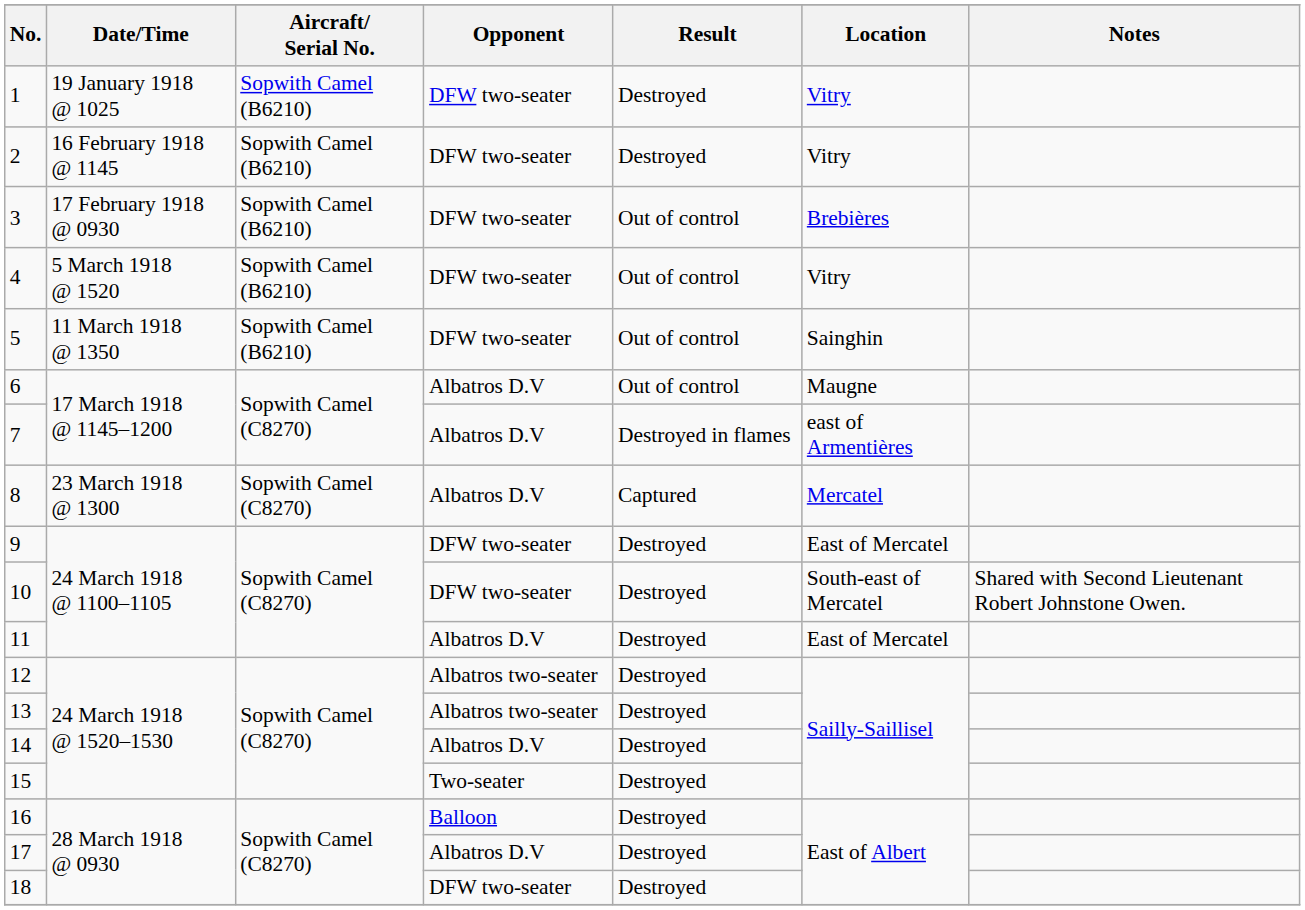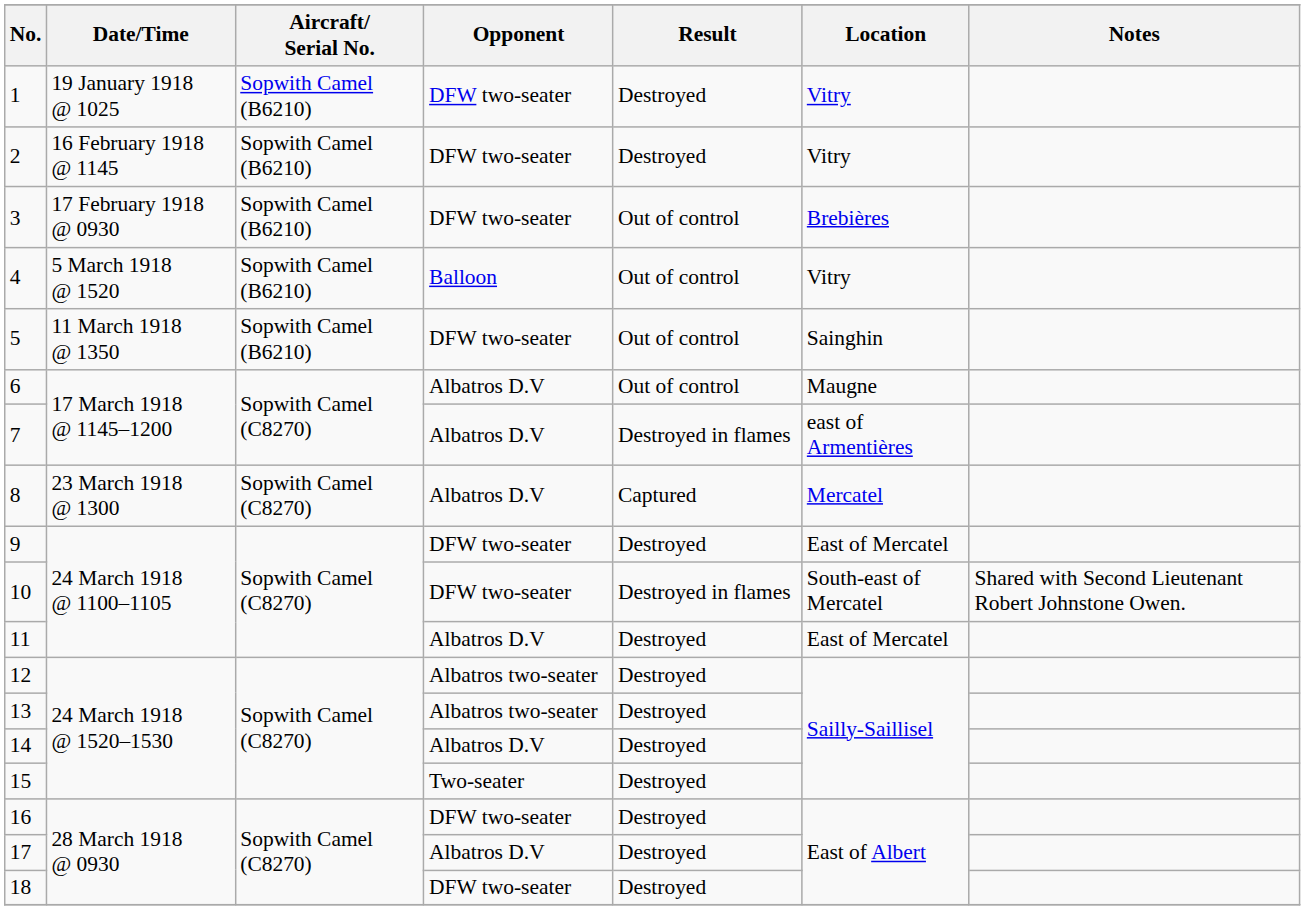(500, 278) DFW two-seater -> (463, 278) Balloon
(662, 591) Destroyed -> (704, 591) Destroyed in flames
(463, 816) Balloon -> (500, 816) DFW two-seater
